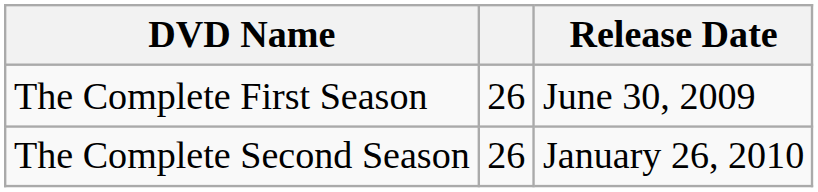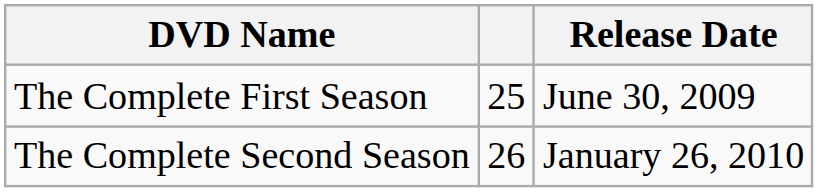(506, 95) 26 -> (506, 95) 25
